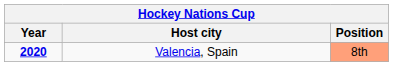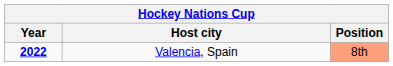(33, 52) 2020 -> (33, 52) 2022
